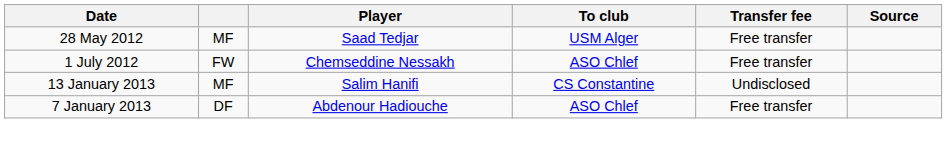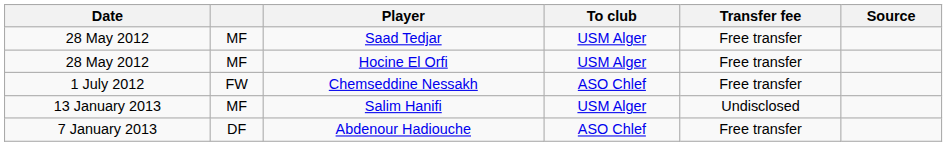+ row: (403, 61)
(604, 84) CS Constantine -> (612, 106) USM Alger
